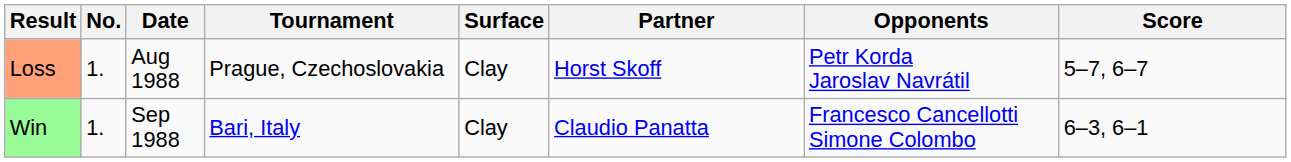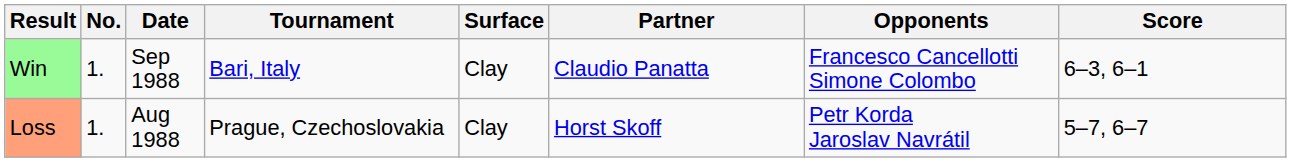rows swapped: (33, 68) <-> (28, 127)
